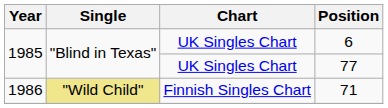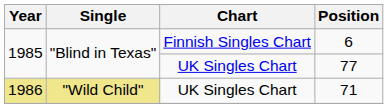(237, 41) UK Singles Chart -> (237, 41) Finnish Singles Chart
(25, 90) no background -> (25, 90) khaki background
(237, 90) Finnish Singles Chart -> (237, 90) UK Singles Chart
